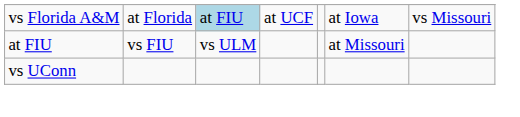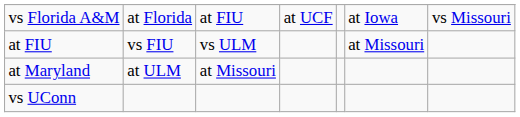(222, 17) lightblue background -> (222, 17) no background
+ row: (49, 71)
